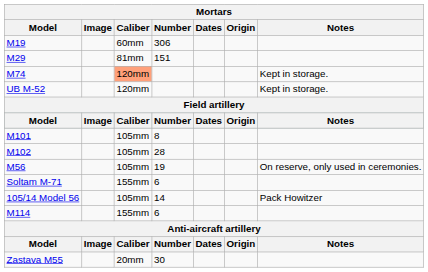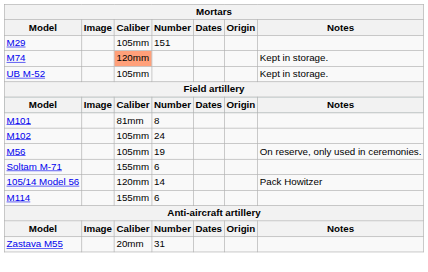- row: (16, 43)
(130, 58) 81mm -> (133, 43) 105mm
(133, 89) 120mm -> (133, 74) 105mm
(133, 136) 105mm -> (130, 120) 81mm
(159, 151) 28 -> (159, 136) 24
(133, 197) 105mm -> (133, 182) 120mm
(159, 259) 30 -> (159, 244) 31
